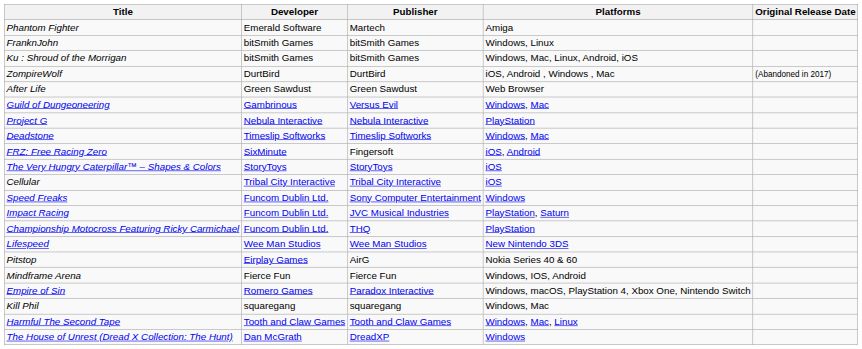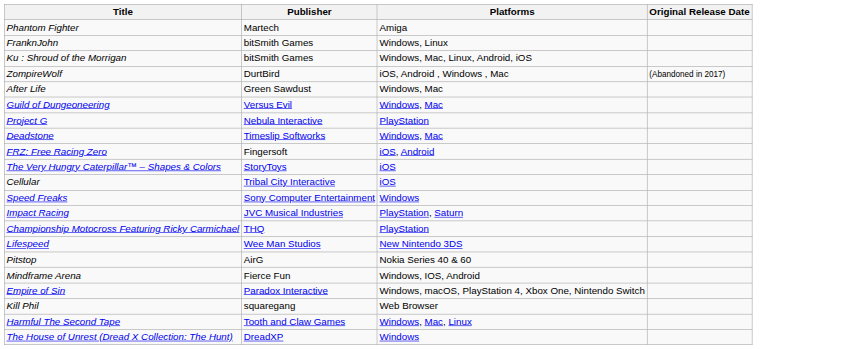- column: (294, 12)
(515, 89) Web Browser -> (411, 89) Windows, Mac
(517, 306) Windows, Mac -> (409, 306) Web Browser
